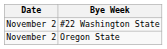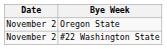rows swapped: (90, 38) <-> (110, 25)
